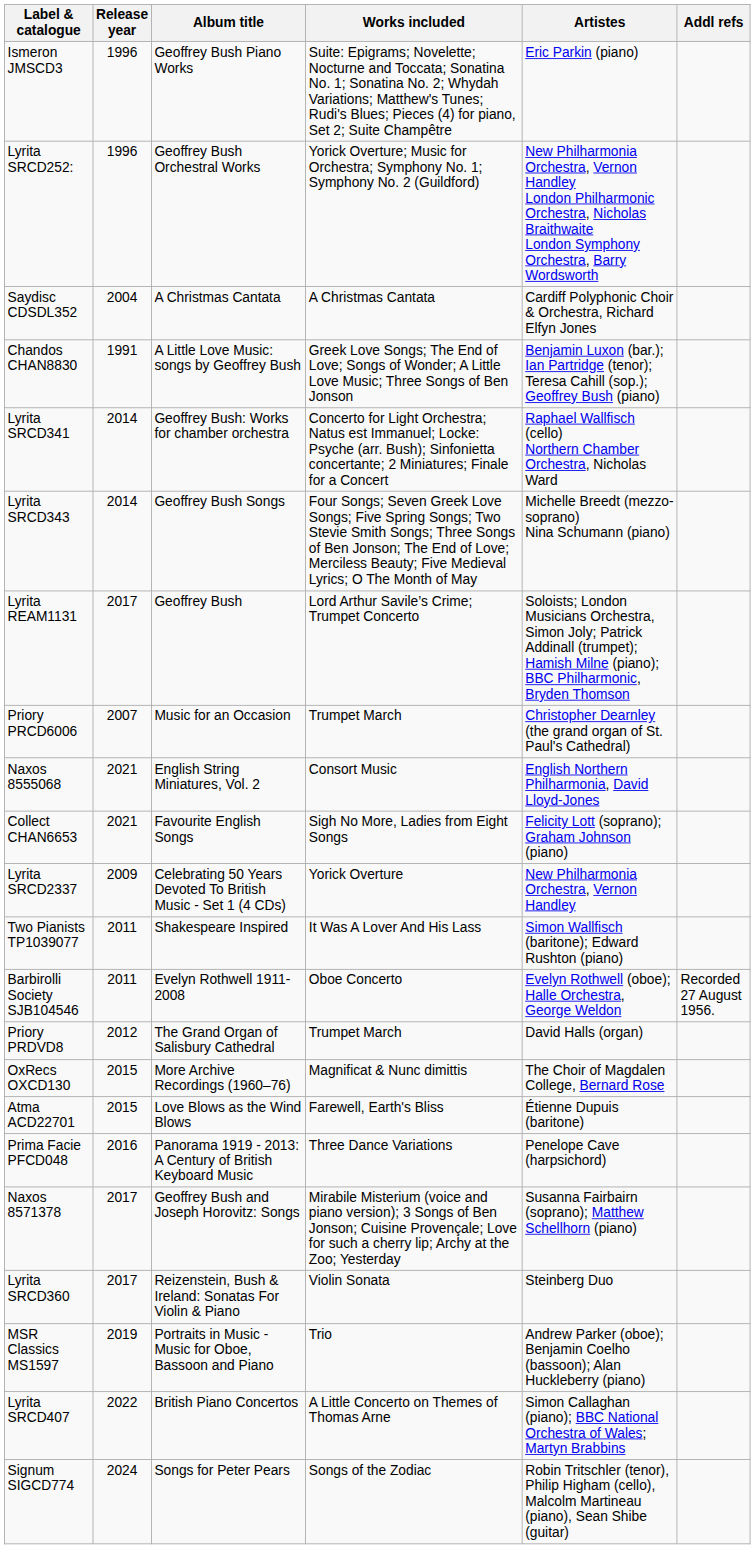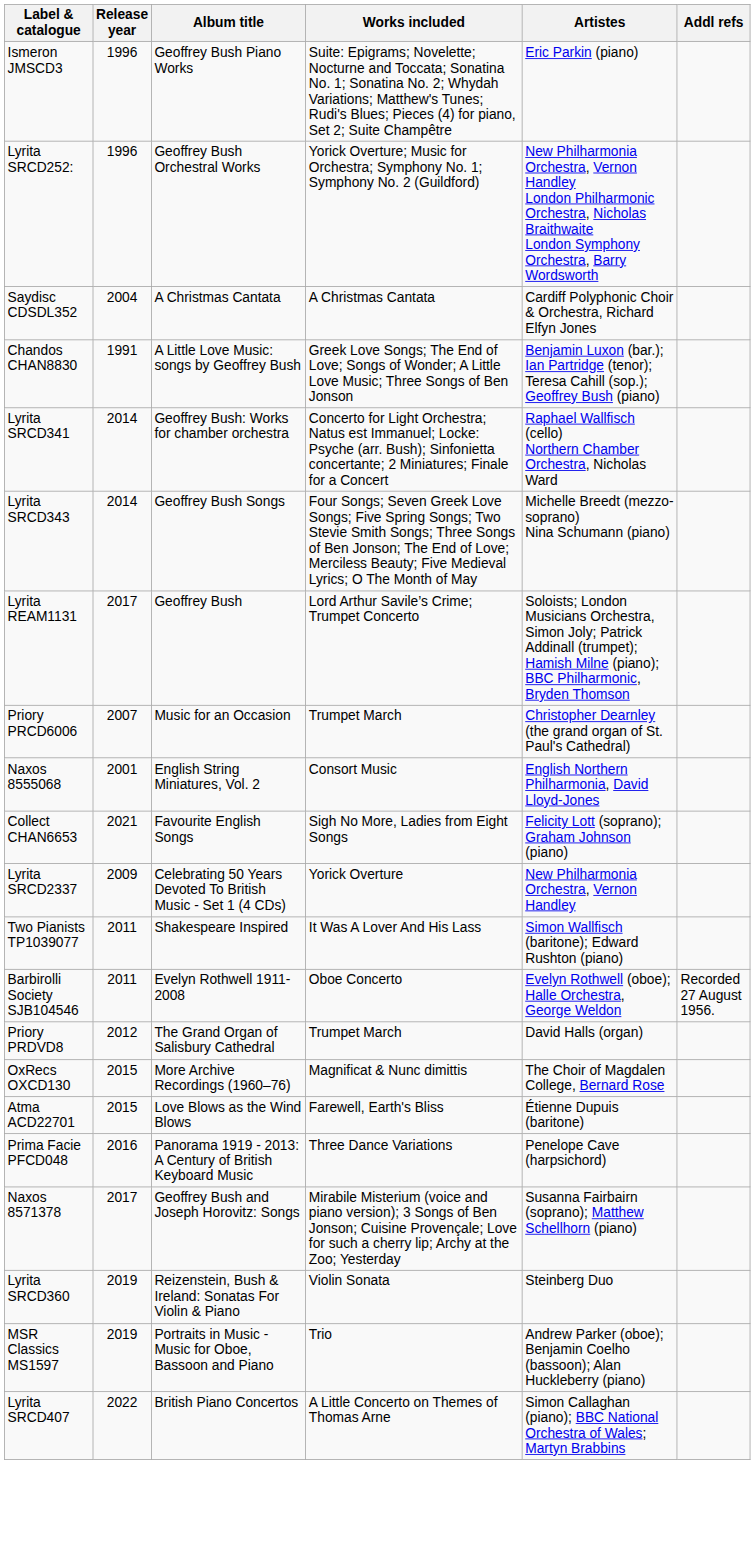(122, 769) 2021 -> (122, 769) 2001
(122, 1281) 2017 -> (122, 1281) 2019
- row: (41, 1478)
